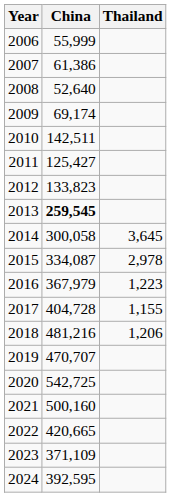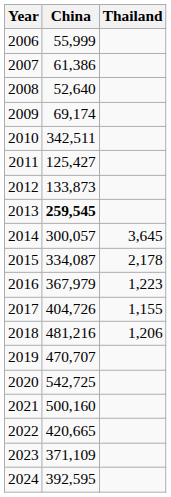(71, 138) 142,511 -> (71, 138) 342,511
(71, 187) 133,823 -> (71, 187) 133,873
(71, 235) 300,058 -> (71, 235) 300,057
(145, 260) 2,978 -> (145, 260) 2,178
(71, 308) 404,728 -> (71, 308) 404,726
